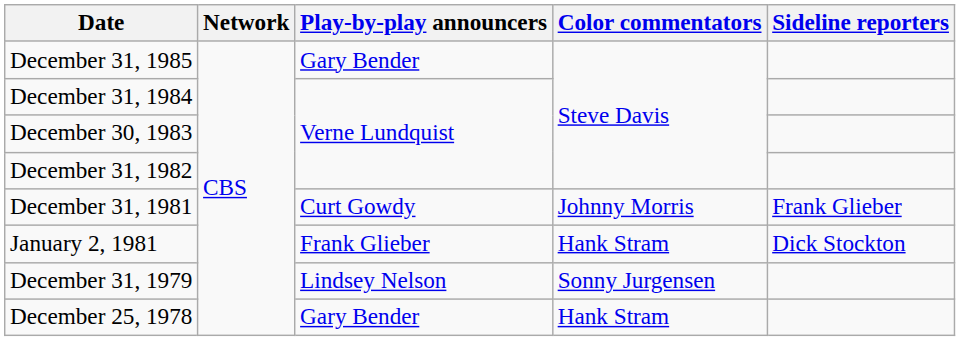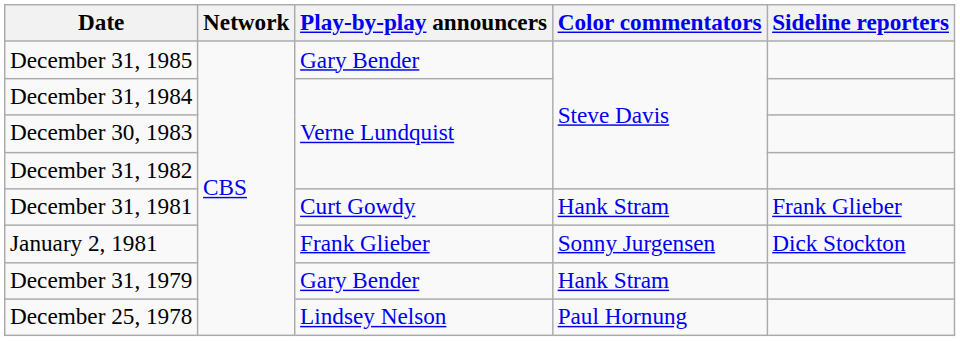(626, 206) Johnny Morris -> (613, 206) Hank Stram
(613, 243) Hank Stram -> (636, 243) Sonny Jurgensen
(373, 280) Lindsey Nelson -> (360, 280) Gary Bender
(636, 280) Sonny Jurgensen -> (613, 280) Hank Stram
(360, 317) Gary Bender -> (373, 317) Lindsey Nelson
(613, 317) Hank Stram -> (622, 317) Paul Hornung
